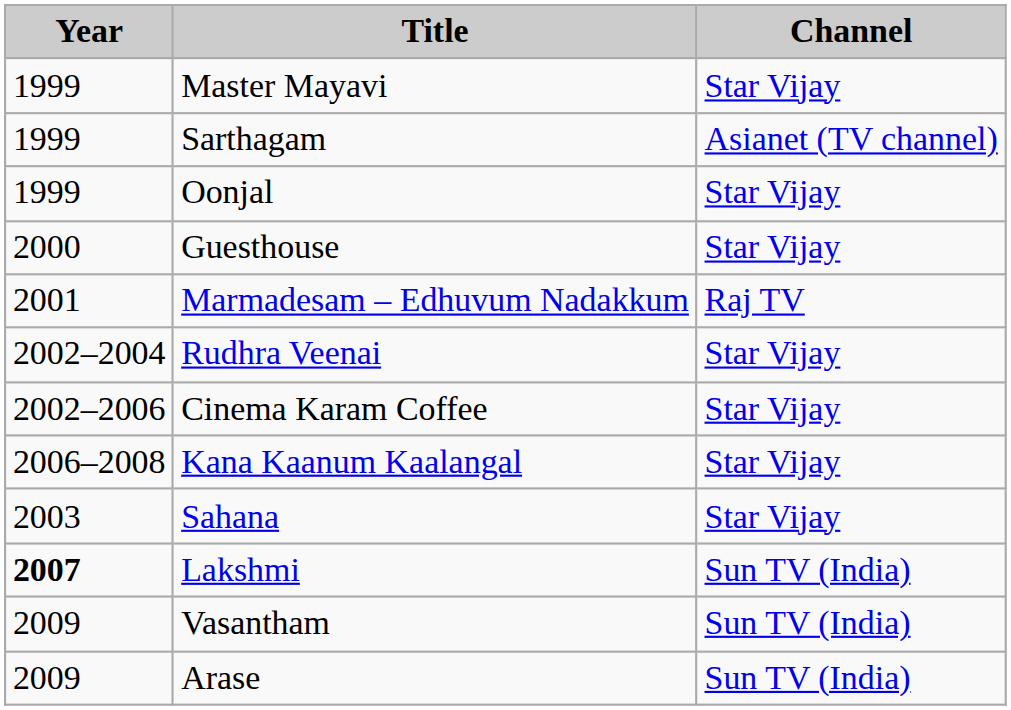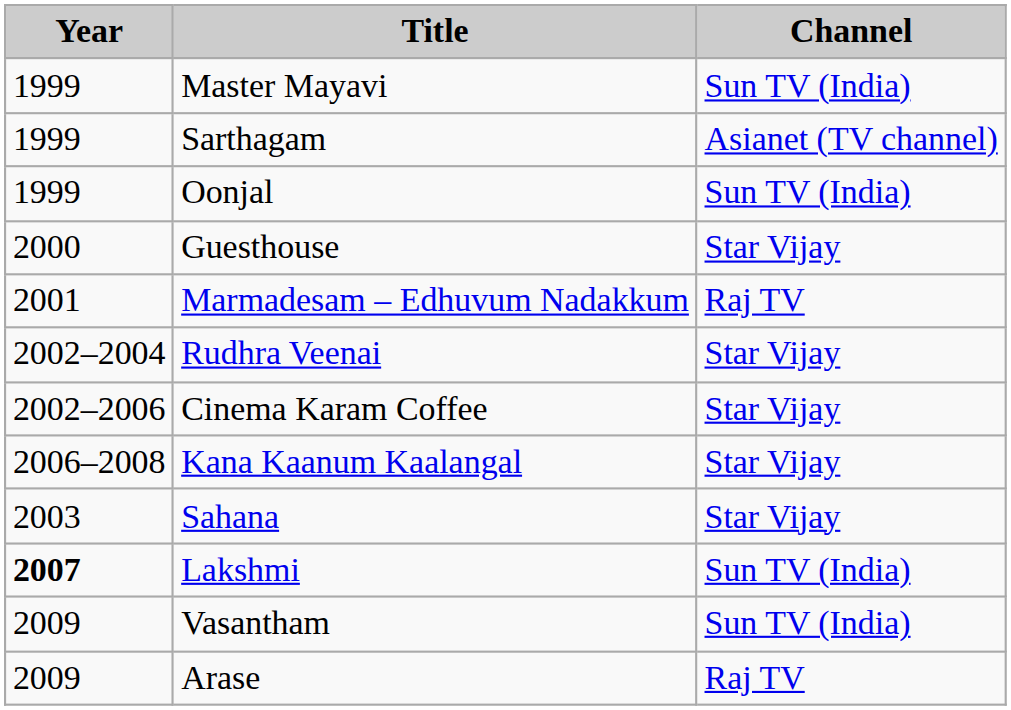(772, 85) Star Vijay -> (808, 85) Sun TV (India)
(772, 192) Star Vijay -> (808, 192) Sun TV (India)
(808, 676) Sun TV (India) -> (755, 676) Raj TV
